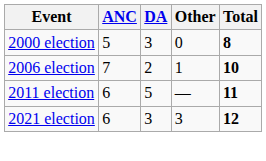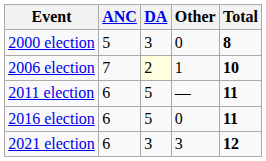(148, 67) no background -> (148, 67) lightyellow background
+ row: (52, 118)
